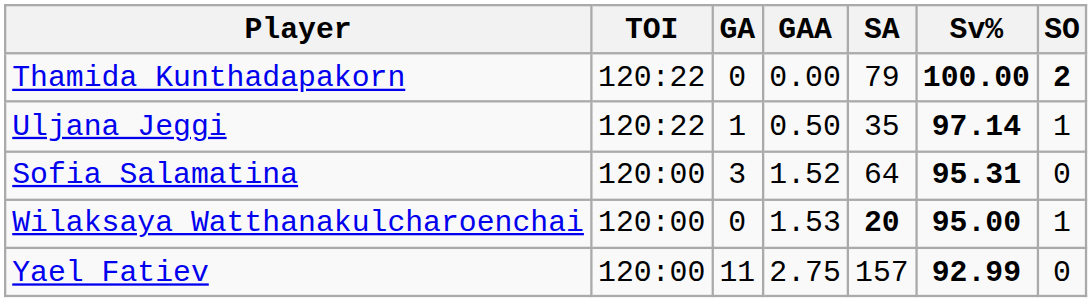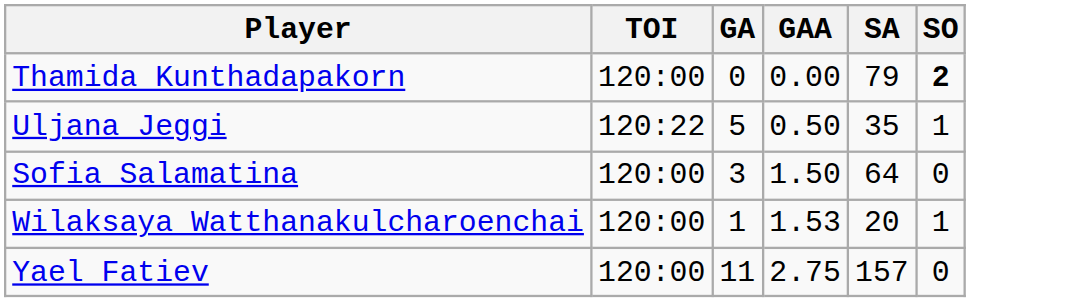- column: (976, 29)
(652, 78) 120:22 -> (652, 78) 120:00
(737, 126) 1 -> (737, 126) 5
(805, 175) 1.52 -> (805, 175) 1.50
(737, 223) 0 -> (737, 223) 1
(882, 223) bold -> (882, 223) normal
